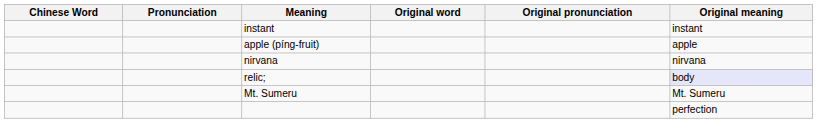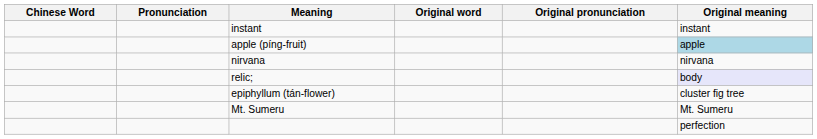(685, 45) no background -> (692, 45) lightblue background
+ row: (283, 93)
